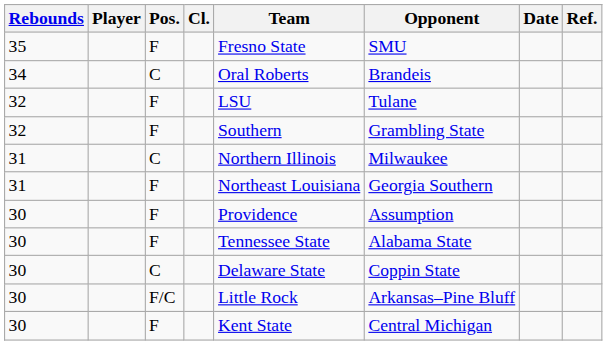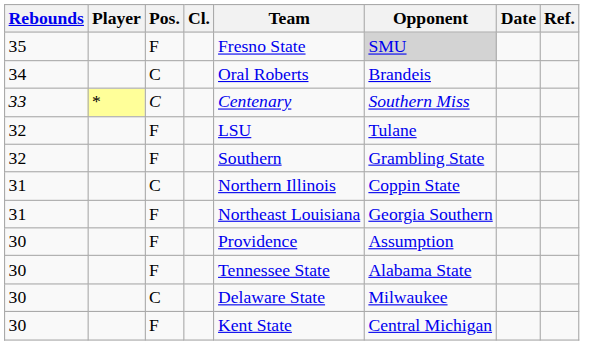(387, 46) no background -> (387, 46) lightgrey background
+ row: (17, 102)
(408, 158) Milwaukee -> (414, 185) Coppin State
(414, 269) Coppin State -> (408, 297) Milwaukee
- row: (17, 297)
